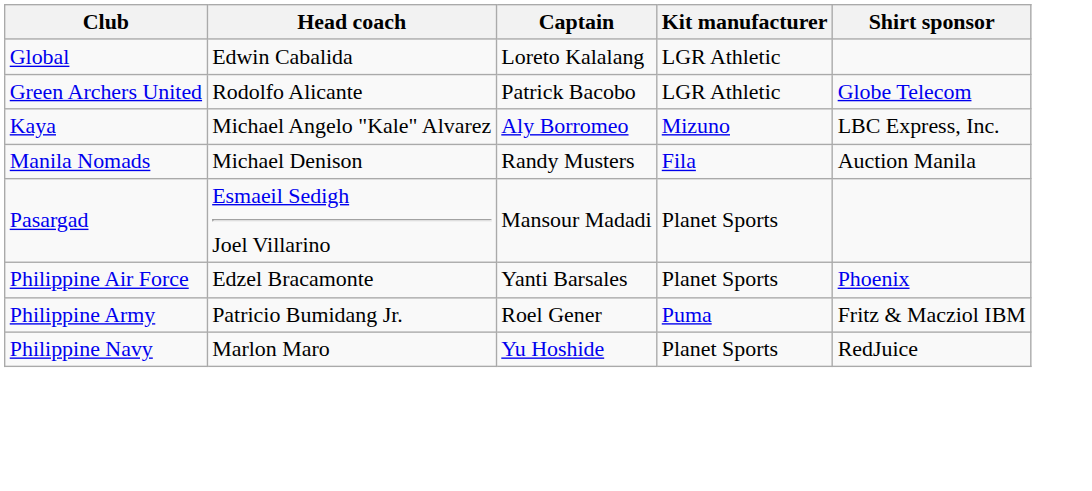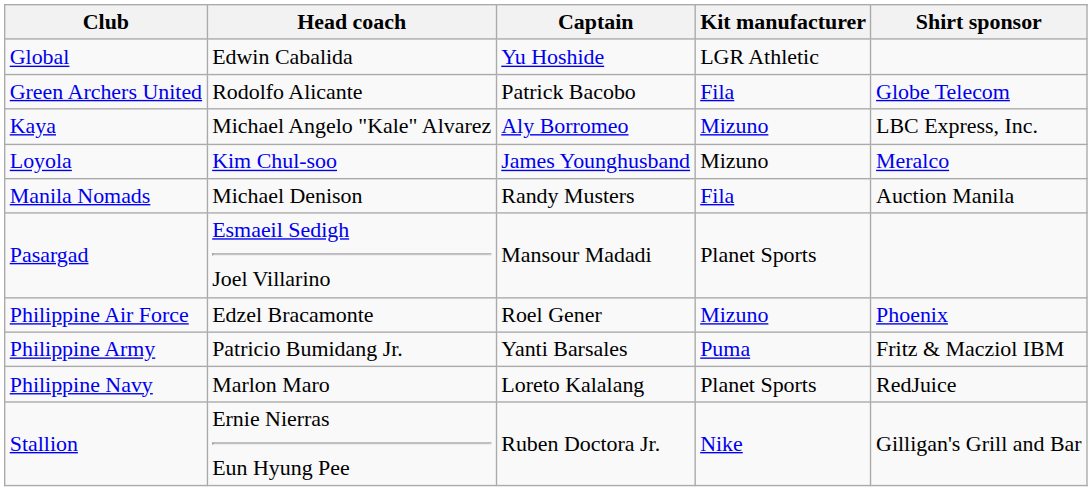(573, 56) Loreto Kalalang -> (553, 56) Yu Hoshide
(721, 91) LGR Athletic -> (717, 91) Fila
+ row: (41, 160)
(564, 279) Yanti Barsales -> (552, 314) Roel Gener
(720, 279) Planet Sports -> (734, 314) Mizuno
(552, 314) Roel Gener -> (564, 349) Yanti Barsales
(553, 349) Yu Hoshide -> (573, 384) Loreto Kalalang
+ row: (44, 443)
